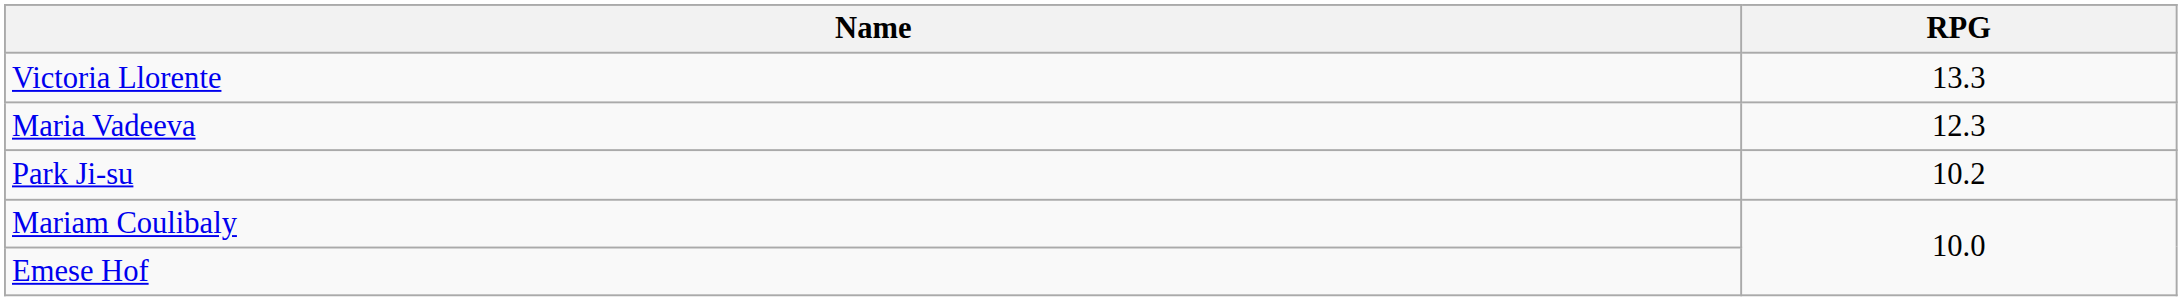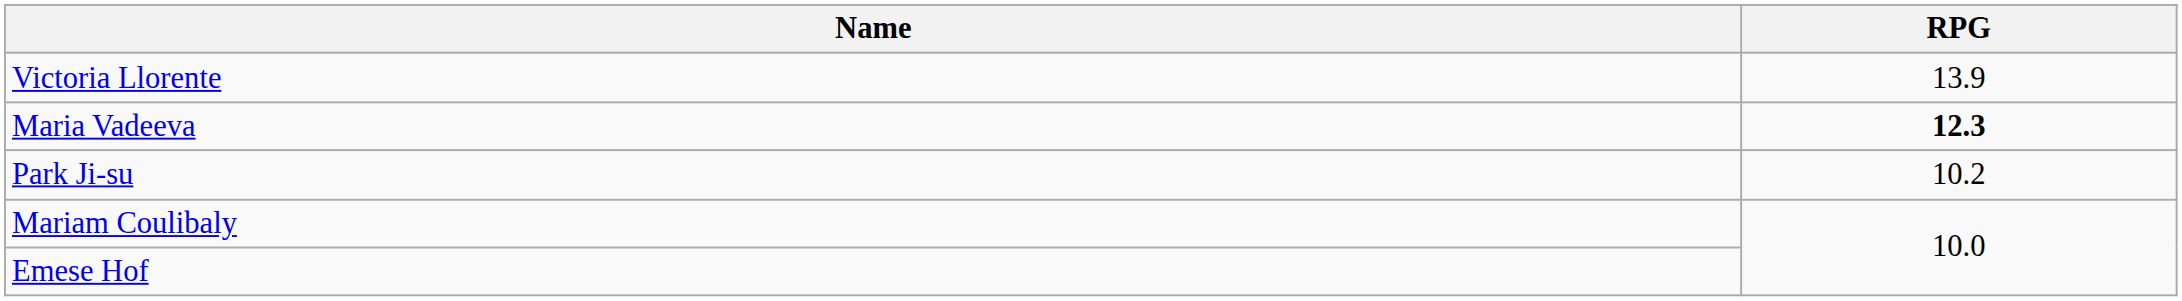(1959, 77) 13.3 -> (1959, 77) 13.9
(1959, 125) normal -> (1959, 125) bold
